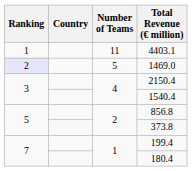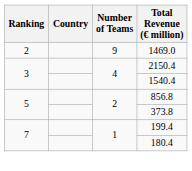- row: (162, 50)
(26, 65) lavender background -> (26, 50) no background
(115, 65) 5 -> (115, 50) 9
